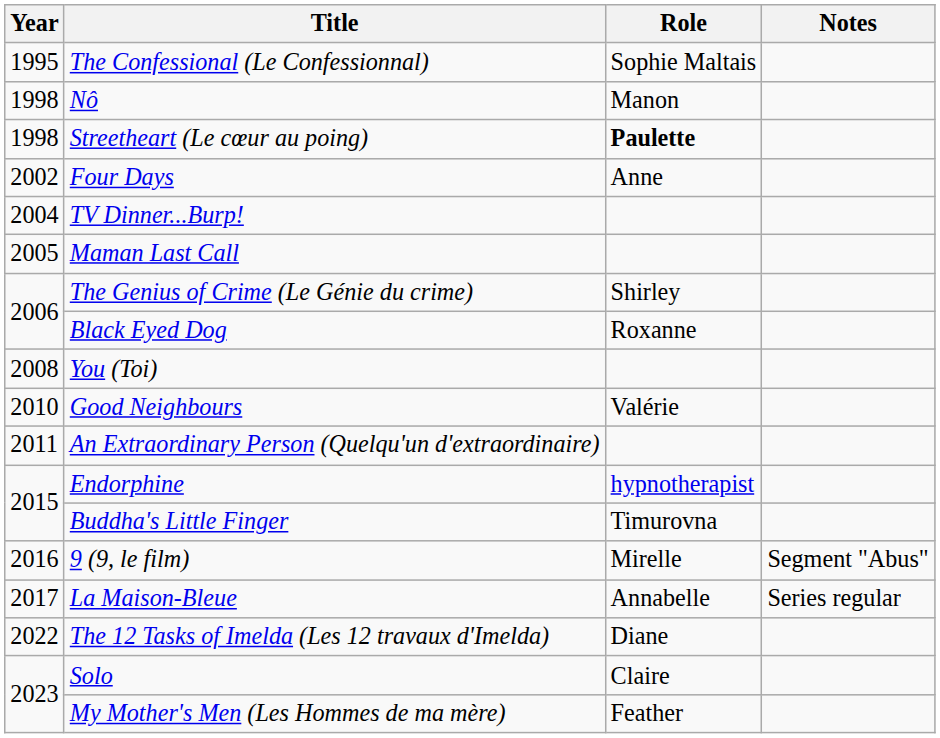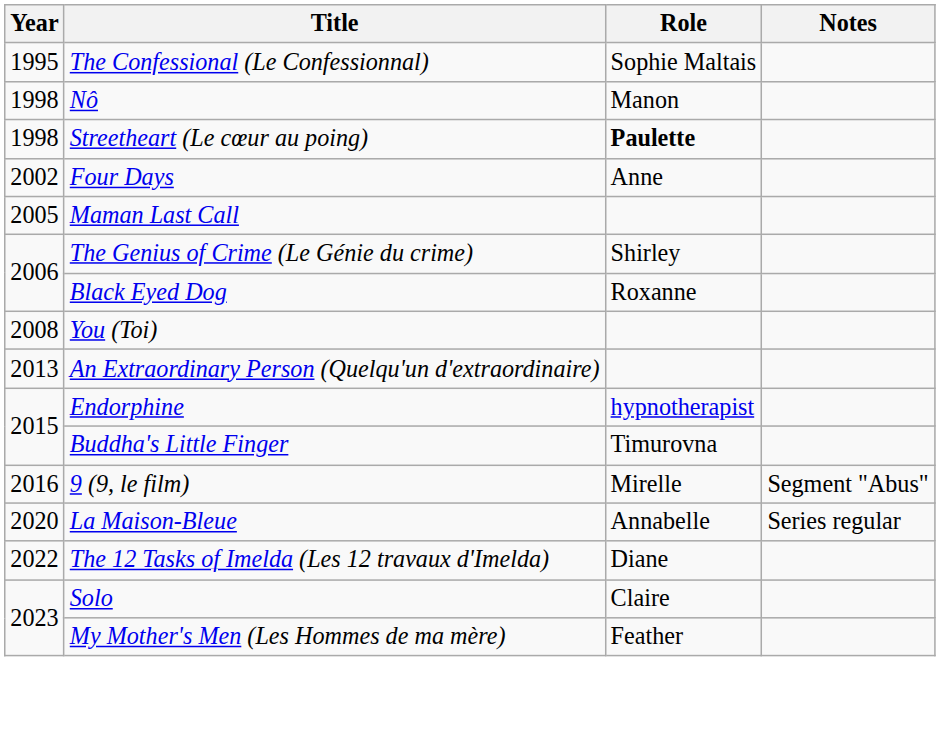- row: (157, 215)
- row: (156, 406)
(34, 445) 2011 -> (34, 368) 2013
(34, 598) 2017 -> (34, 521) 2020
